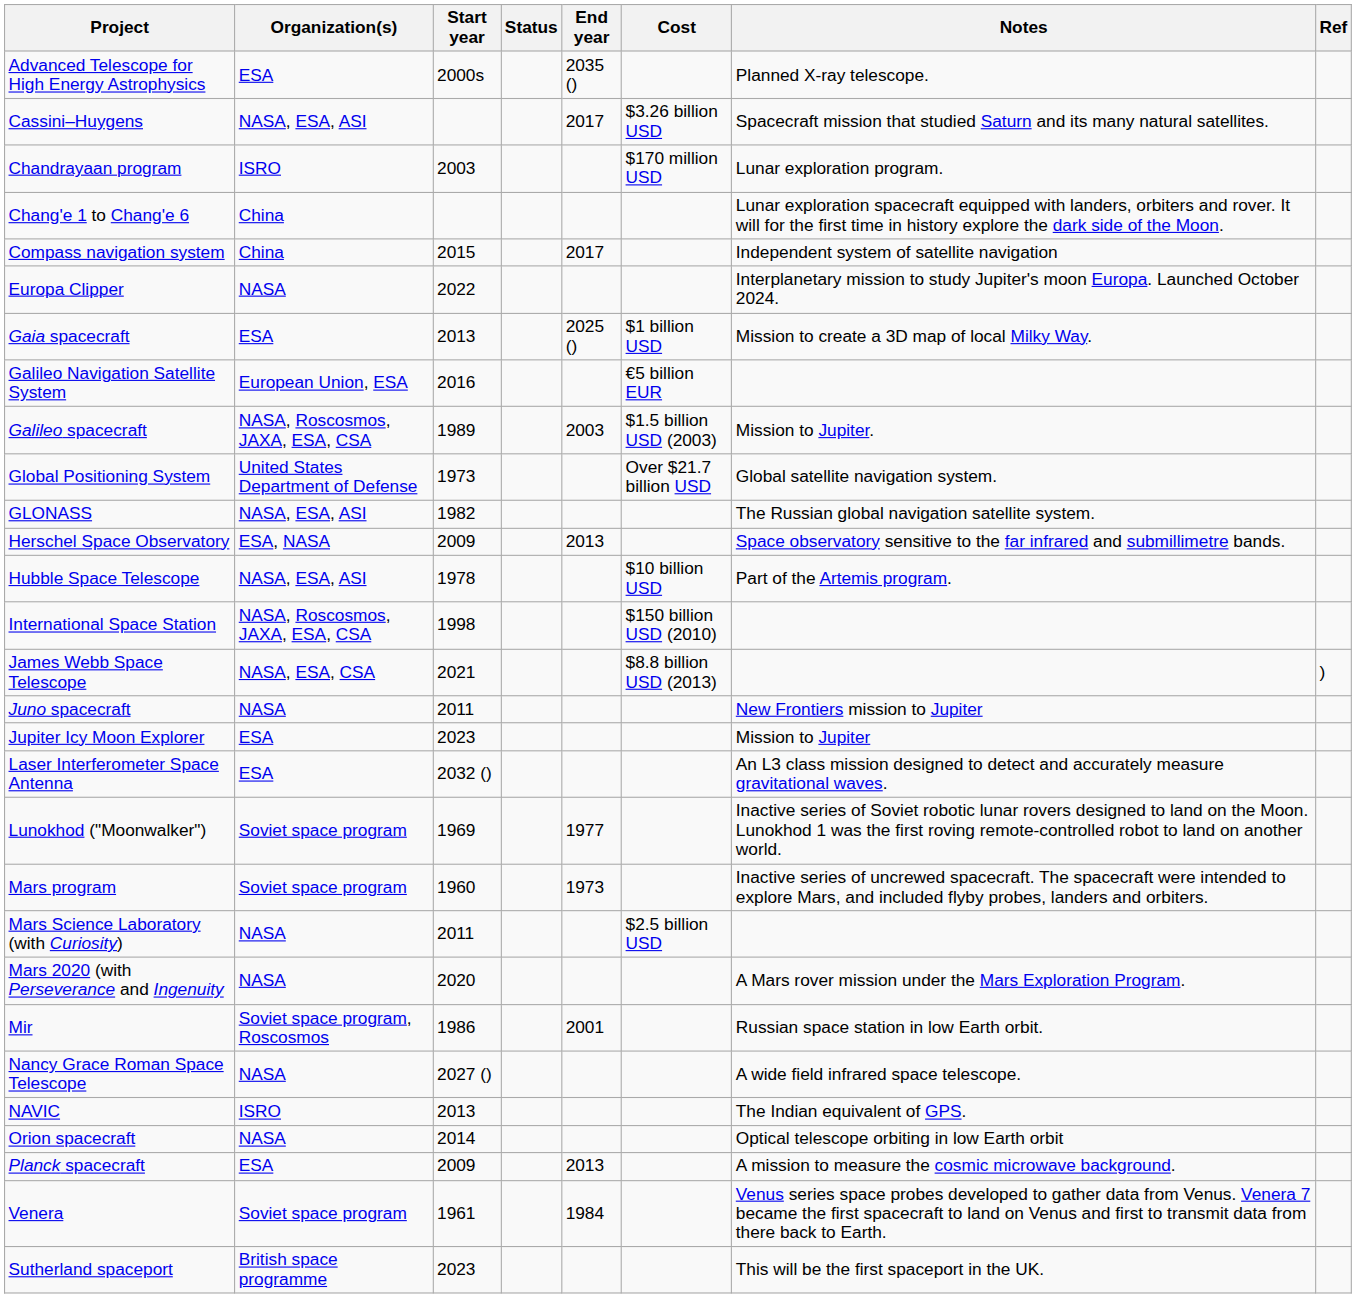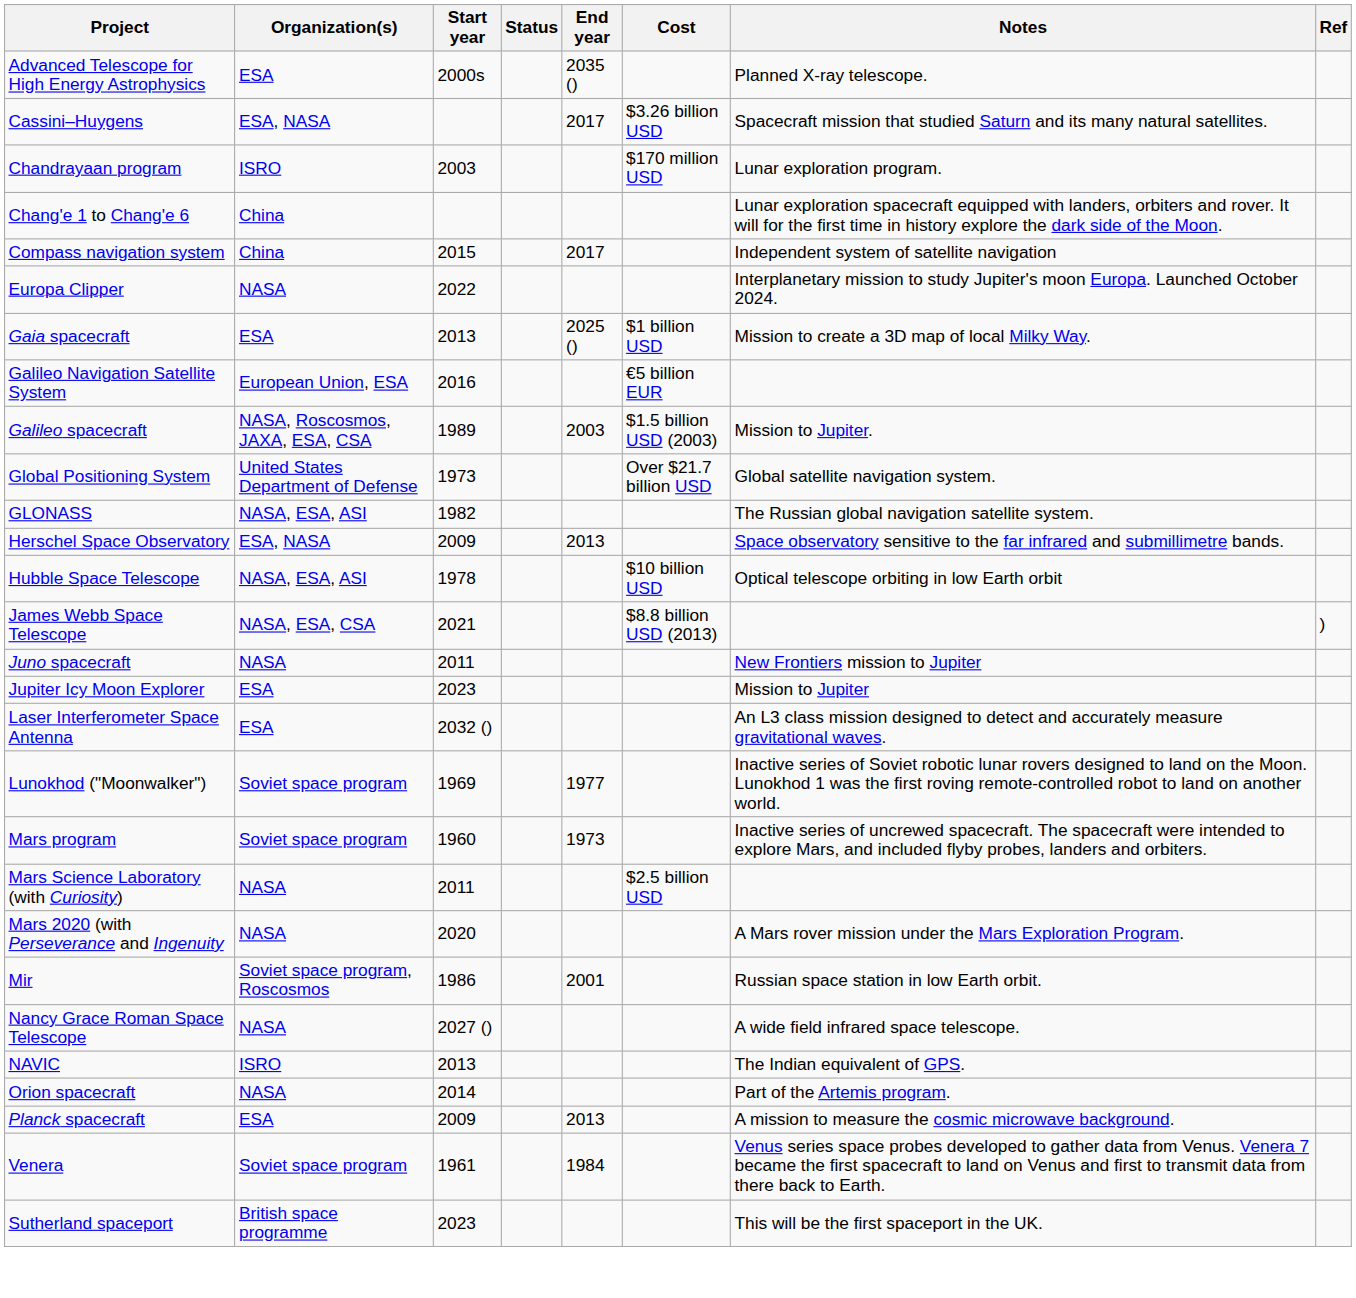(303, 121) NASA, ESA, ASI -> (285, 121) ESA, NASA
(844, 578) Part of the Artemis program. -> (898, 578) Optical telescope orbiting in low Earth orbit
- row: (112, 625)
(900, 1138) Optical telescope orbiting in low Earth orbit -> (843, 1092) Part of the Artemis program.
